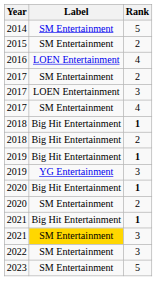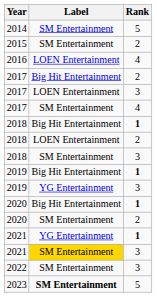(76, 76) SM Entertainment -> (76, 76) Big Hit Entertainment
(76, 140) Big Hit Entertainment -> (76, 140) LOEN Entertainment
+ row: (17, 156)
(76, 220) Big Hit Entertainment -> (76, 236) YG Entertainment
(76, 268) normal -> (76, 284) bold
